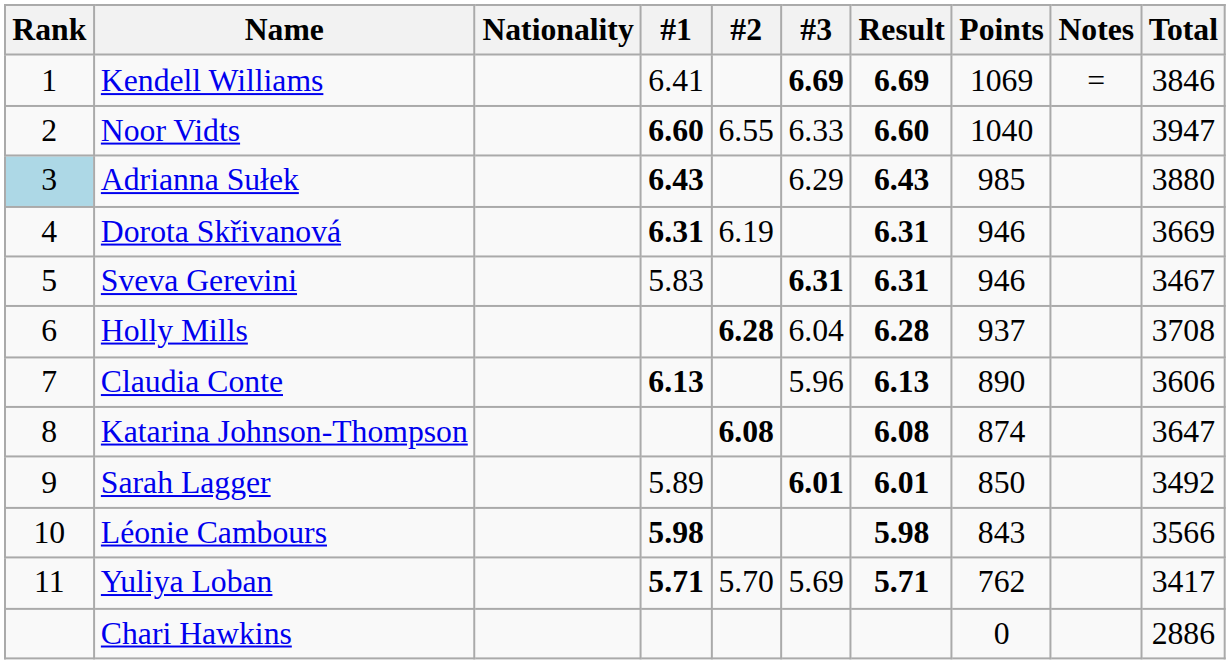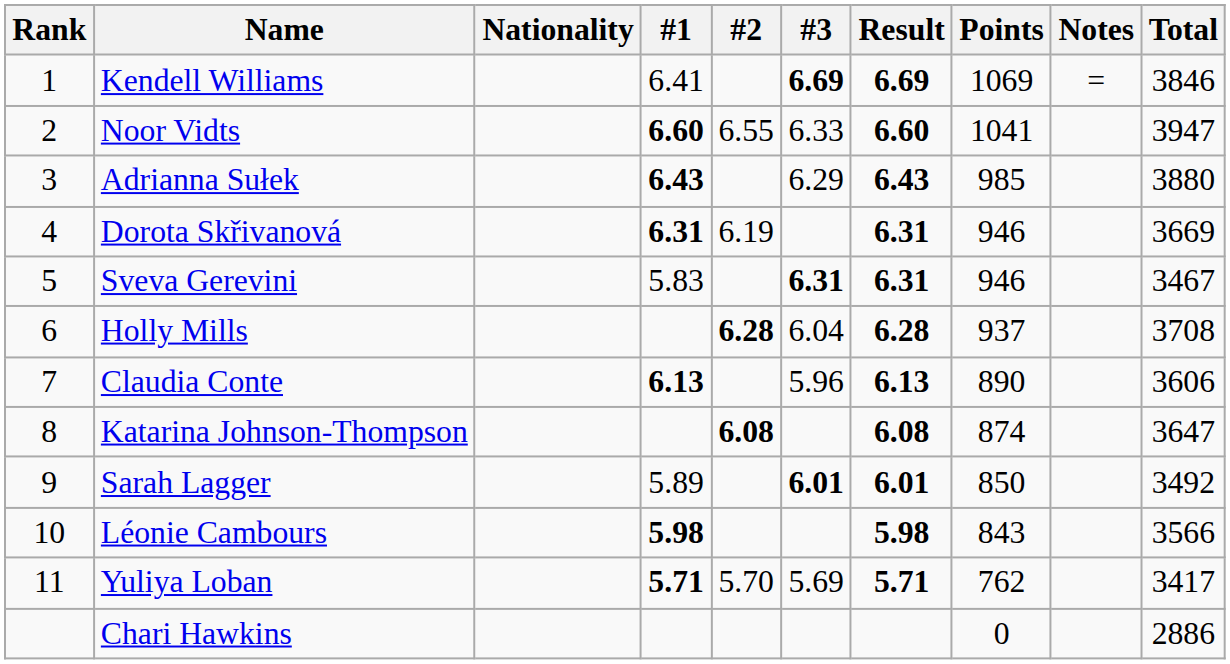(1002, 130) 1040 -> (1002, 130) 1041
(49, 180) lightblue background -> (49, 180) no background
